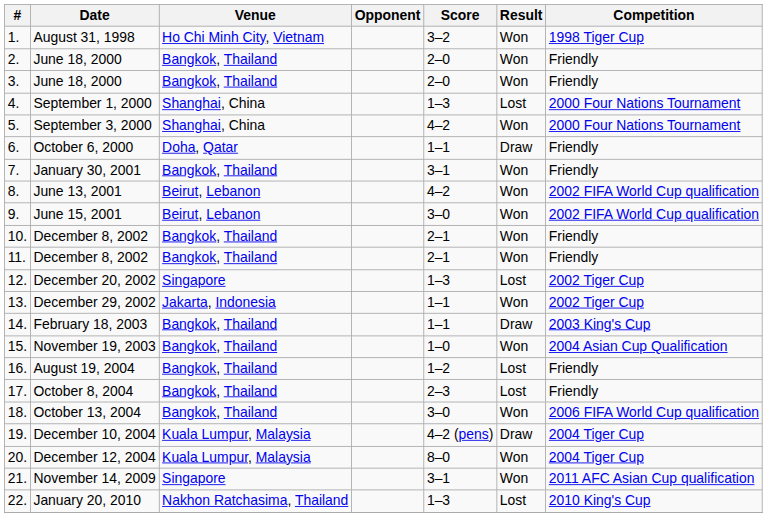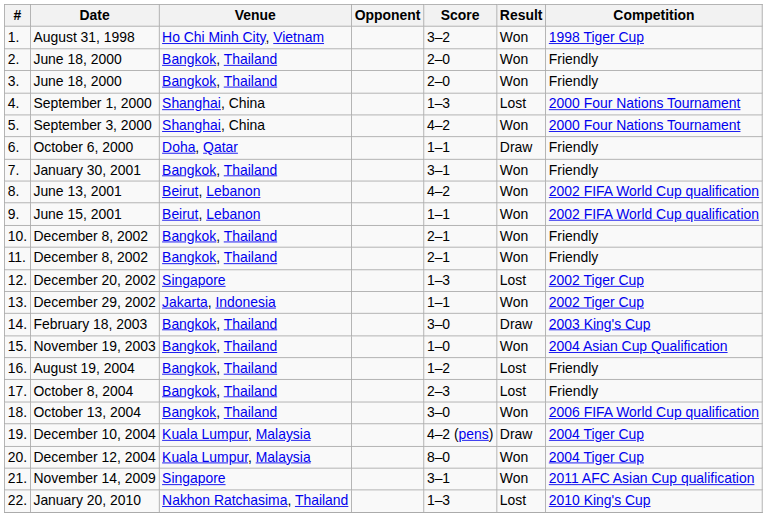(439, 214) 3–0 -> (439, 214) 1–1
(439, 324) 1–1 -> (439, 324) 3–0
